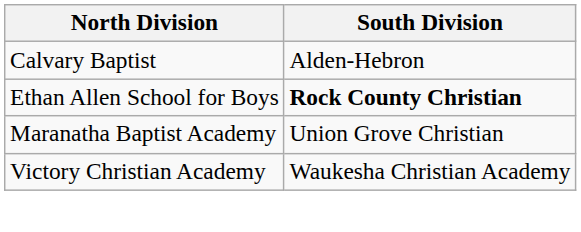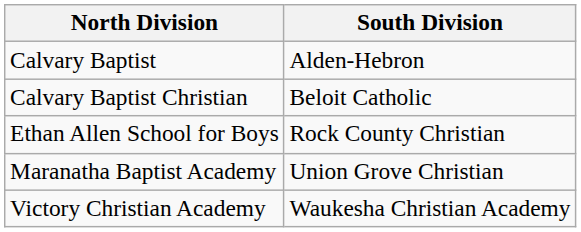+ row: (129, 97)
(406, 97) bold -> (397, 134) normal
